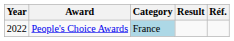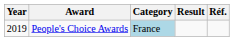(17, 28) 2022 -> (17, 28) 2019
